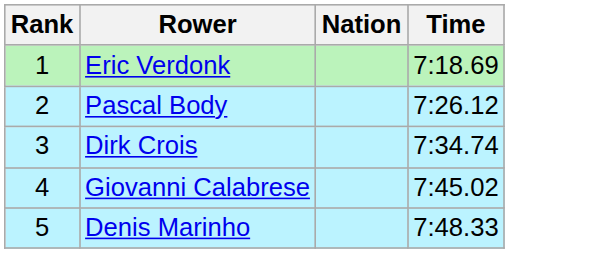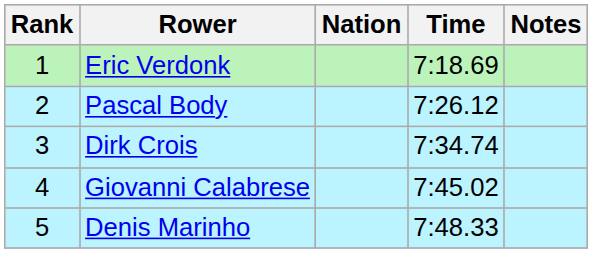+ column: (546, 24)
